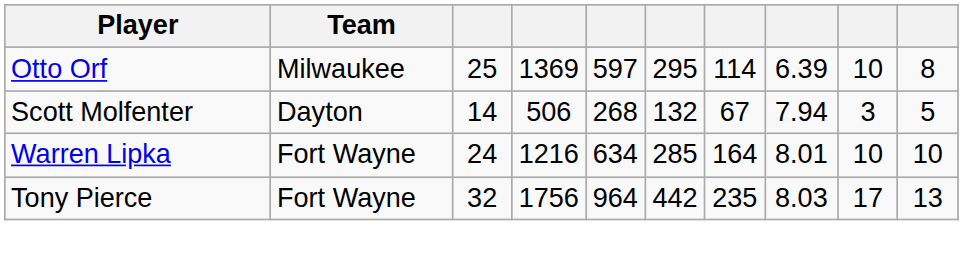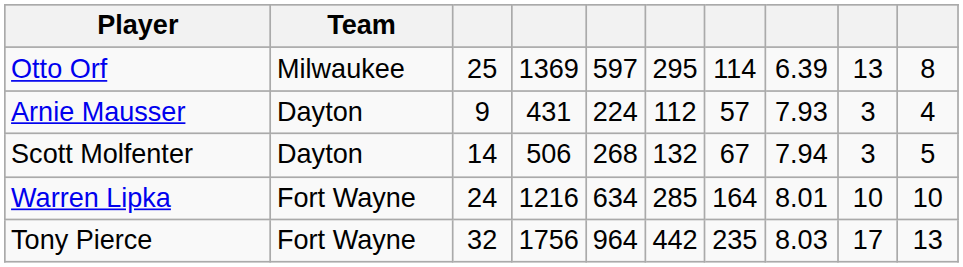(868, 68) 10 -> (868, 68) 13
+ row: (98, 111)
